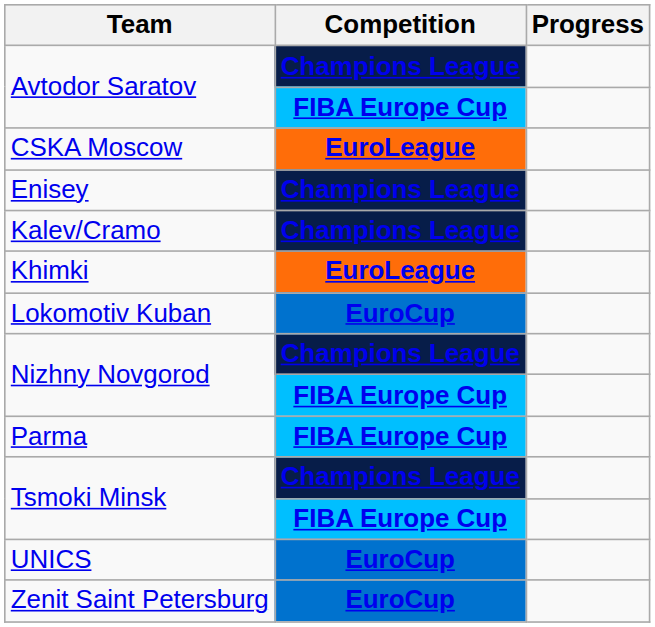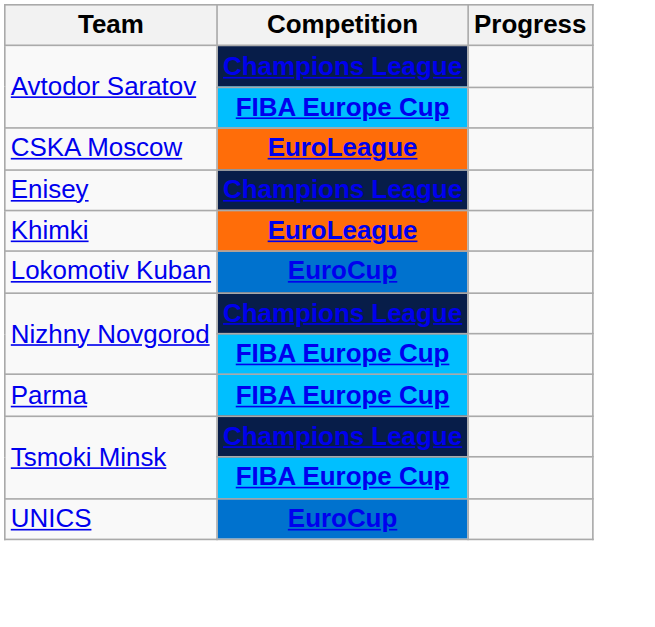- row: (86, 230)
- row: (140, 600)
